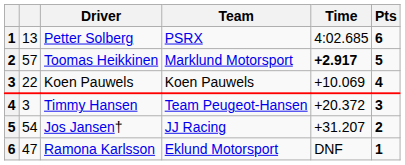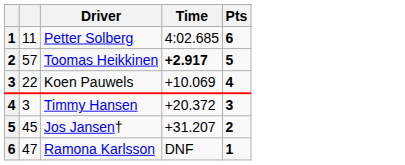- column: (236, 16)
(30, 38) 13 -> (29, 38) 11
(30, 127) 54 -> (30, 127) 45
